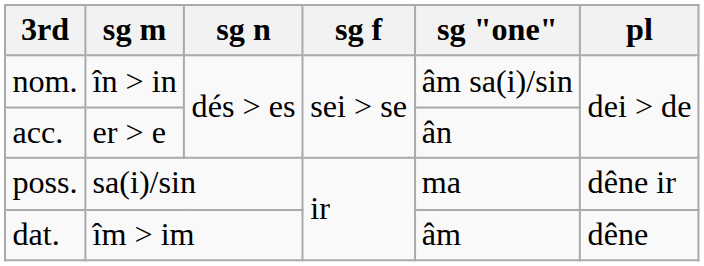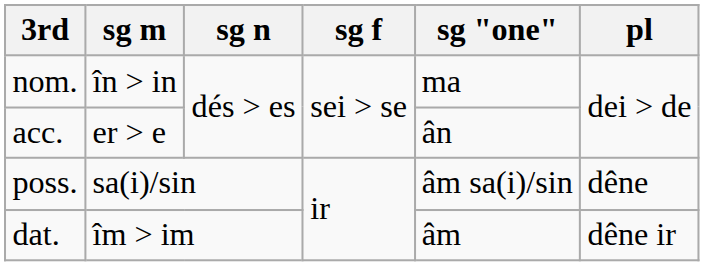(497, 81) âm sa(i)/sin -> (441, 81) ma
(441, 183) ma -> (497, 183) âm sa(i)/sin
(632, 183) dêne ir -> (618, 183) dêne
(618, 234) dêne -> (632, 234) dêne ir
